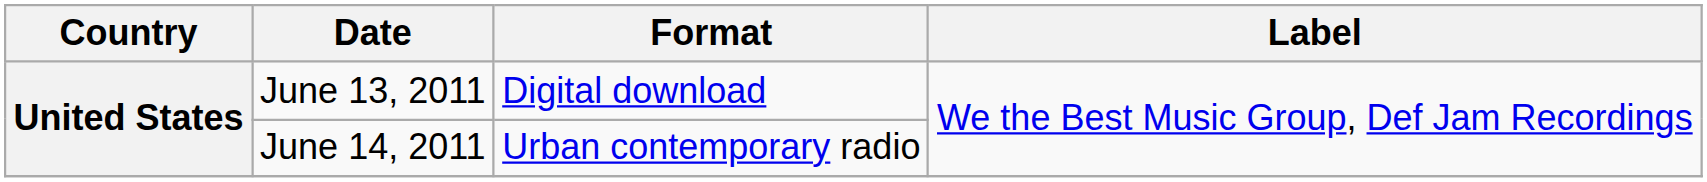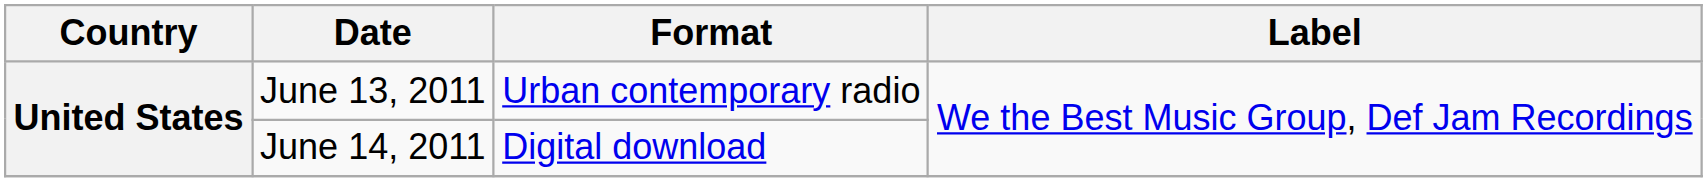(634, 90) Digital download -> (711, 90) Urban contemporary radio
(711, 147) Urban contemporary radio -> (634, 147) Digital download
